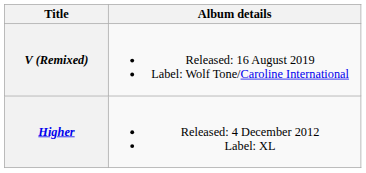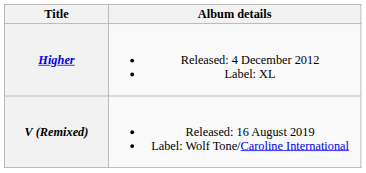rows swapped: (57, 131) <-> (57, 59)
